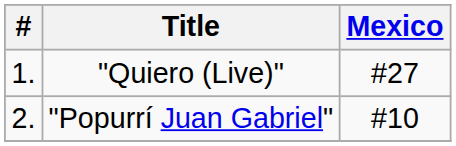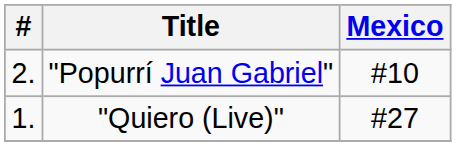rows swapped: (191, 72) <-> (191, 118)
